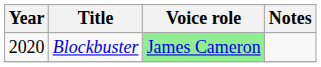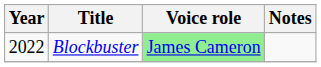(27, 47) 2020 -> (27, 47) 2022
